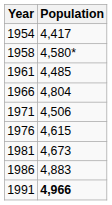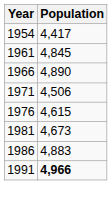- row: (21, 53)
(56, 72) 4,485 -> (56, 53) 4,845
(56, 92) 4,804 -> (56, 72) 4,890
